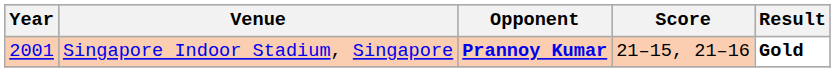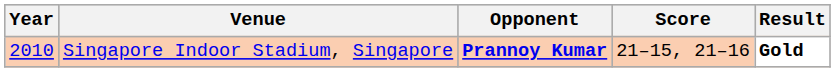(32, 51) 2001 -> (32, 51) 2010
